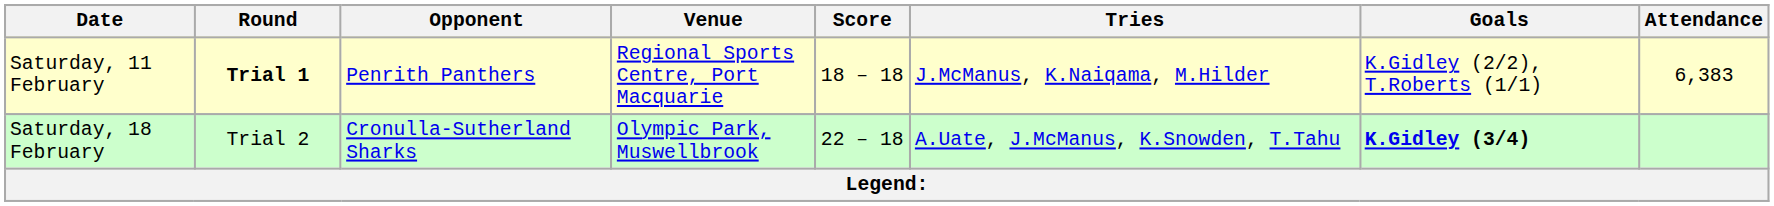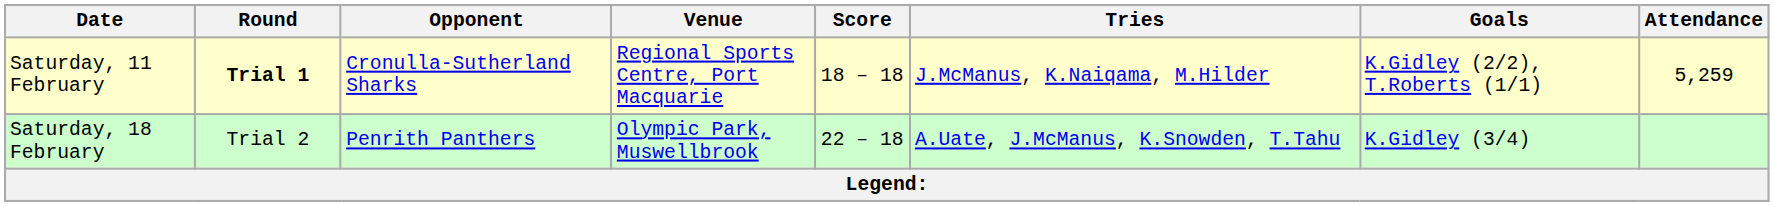(441, 75) Penrith Panthers -> (458, 75) Cronulla-Sutherland Sharks
(1704, 75) 6,383 -> (1704, 75) 5,259
(458, 140) Cronulla-Sutherland Sharks -> (441, 140) Penrith Panthers
(1447, 140) bold -> (1447, 140) normal
